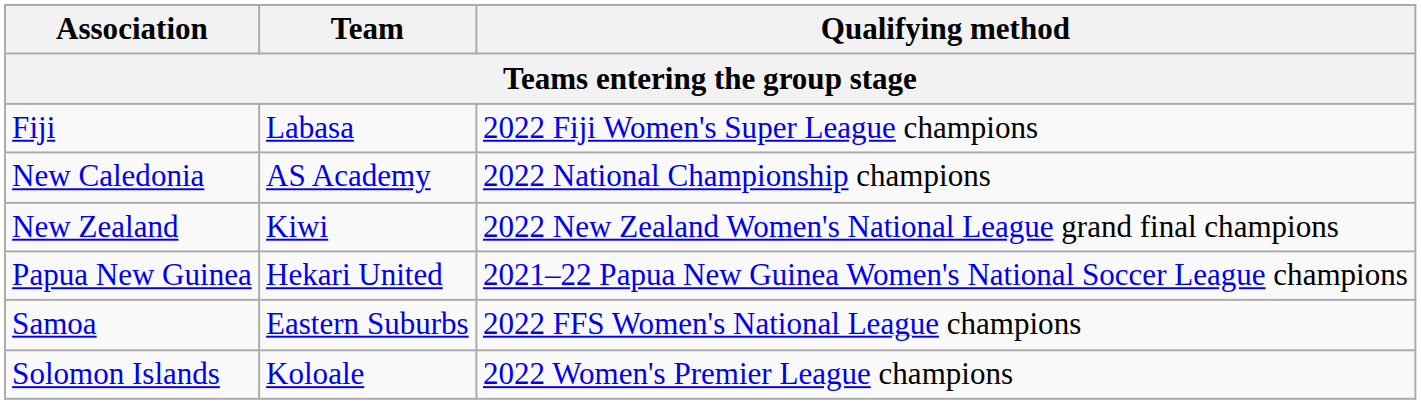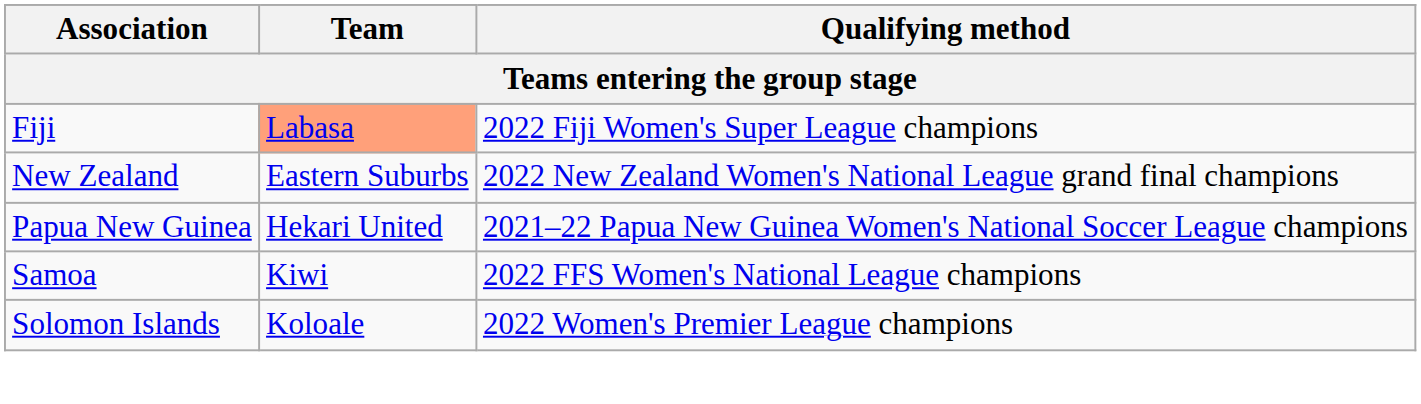(310, 127) no background -> (310, 127) lightsalmon background
- row: (108, 176)
(297, 226) Kiwi -> (367, 176) Eastern Suburbs
(367, 324) Eastern Suburbs -> (297, 275) Kiwi
